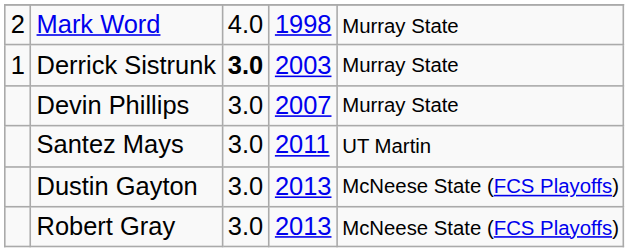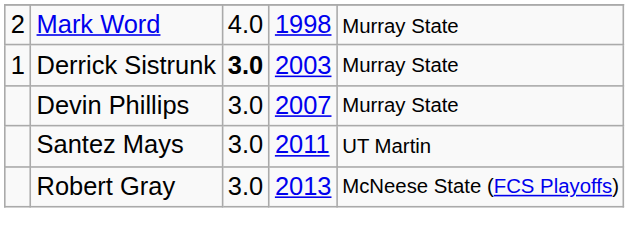- row: (117, 186)
